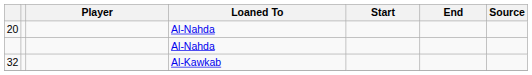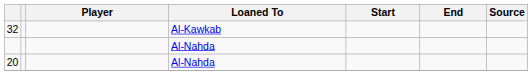rows swapped: (13, 29) <-> (13, 63)
